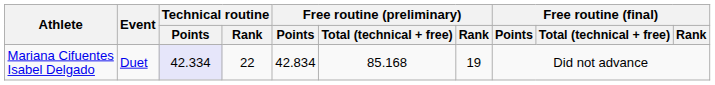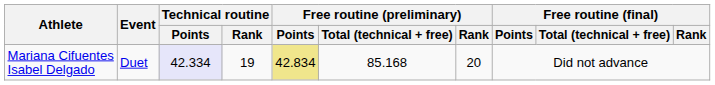(247, 63) 22 -> (247, 63) 19
(295, 63) no background -> (295, 63) khaki background
(474, 63) 19 -> (474, 63) 20
